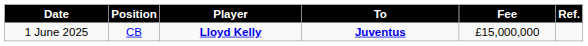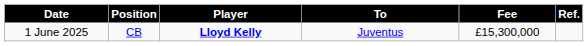(380, 32) bold -> (380, 32) normal
(507, 32) £15,000,000 -> (507, 32) £15,300,000
